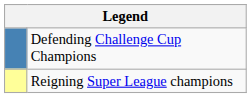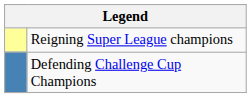rows swapped: (132, 80) <-> (106, 48)
